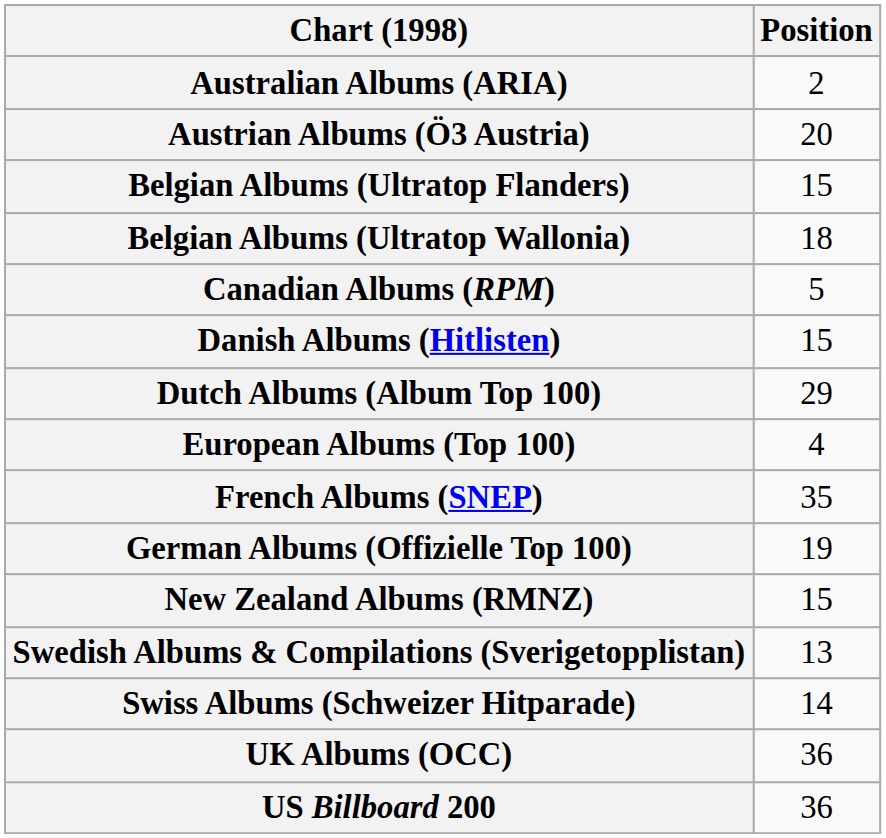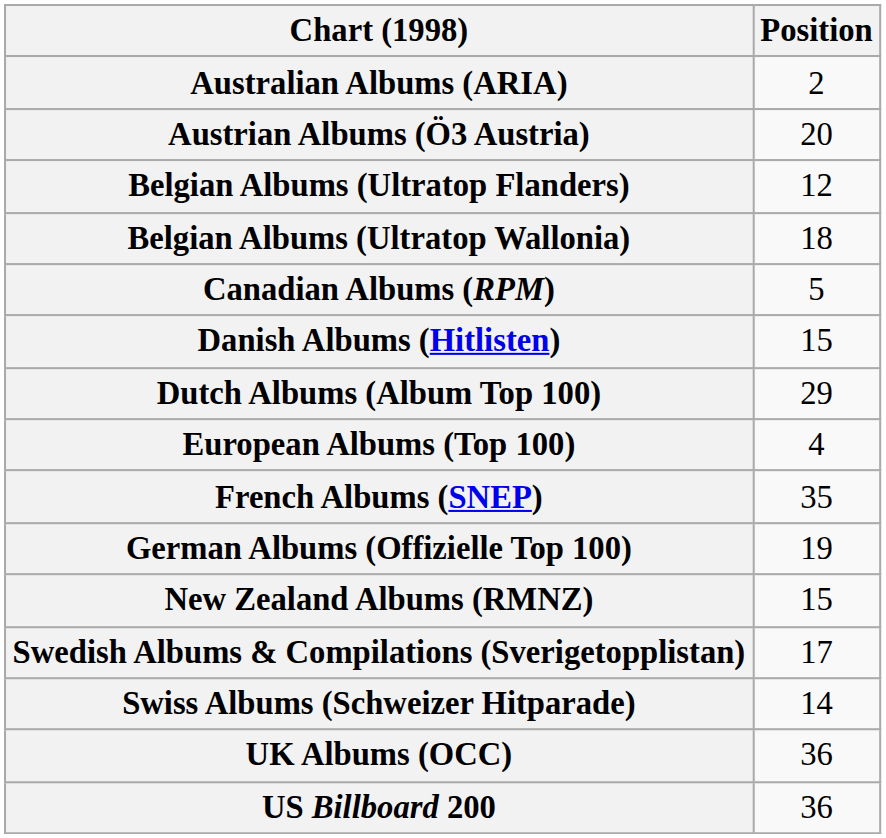(817, 185) 15 -> (817, 185) 12
(817, 651) 13 -> (817, 651) 17
